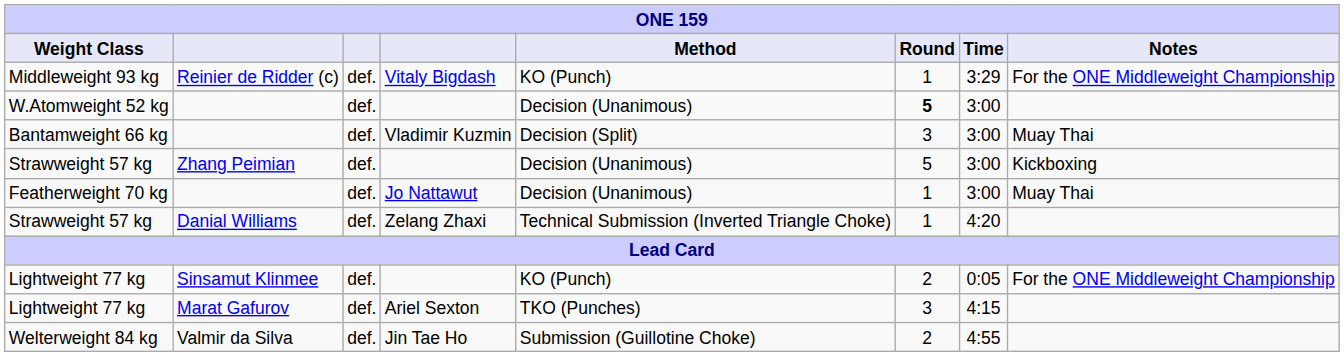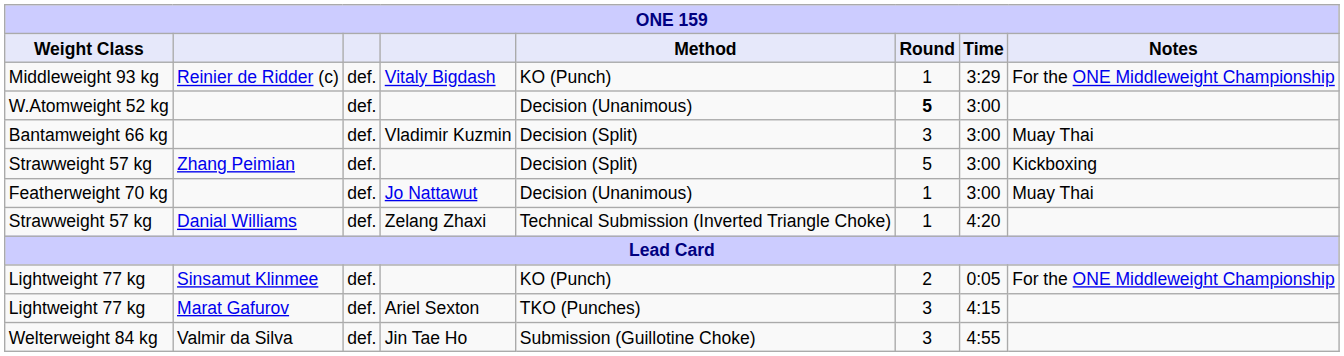(606, 163) Decision (Unanimous) -> (579, 163) Decision (Split)
(927, 337) 2 -> (927, 337) 3
